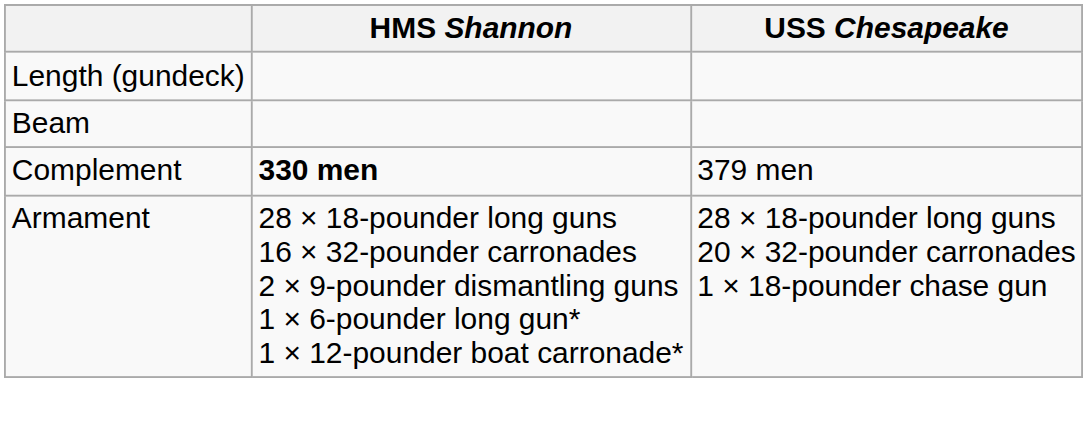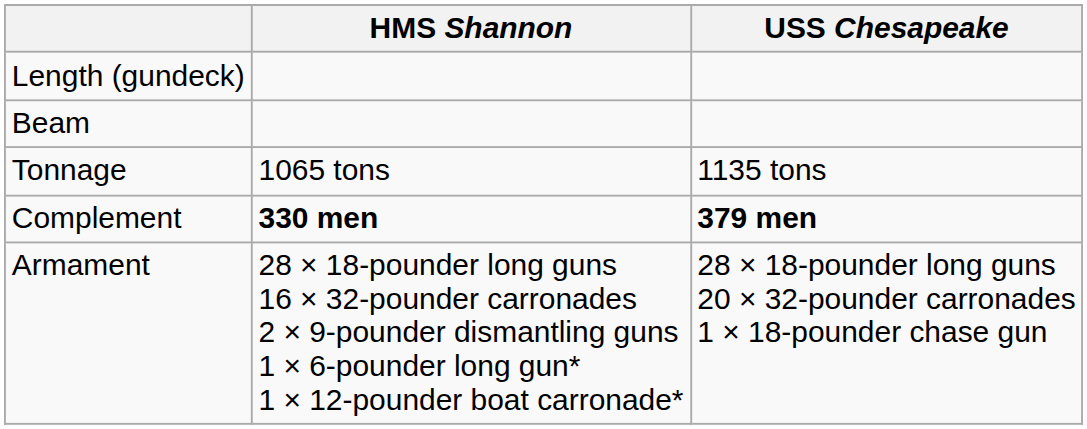+ row: (69, 170)
(756, 170) normal -> (757, 218) bold
